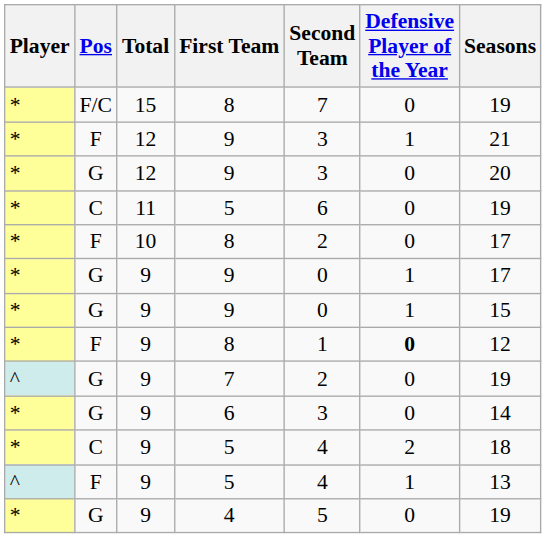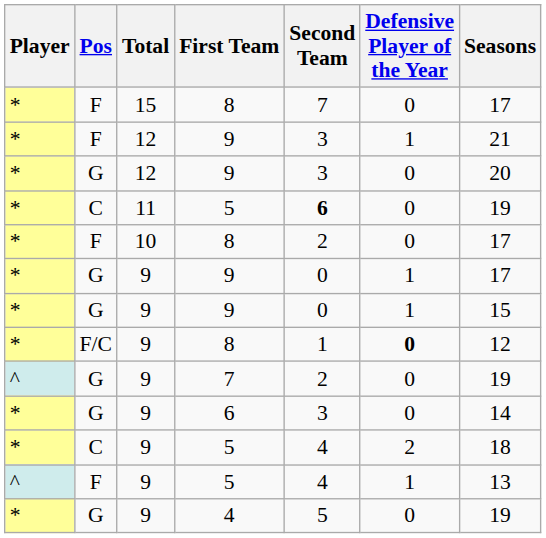(96, 104) F/C -> (96, 104) F
(500, 104) 19 -> (500, 104) 17
(322, 207) normal -> (322, 207) bold
(96, 344) F -> (96, 344) F/C
